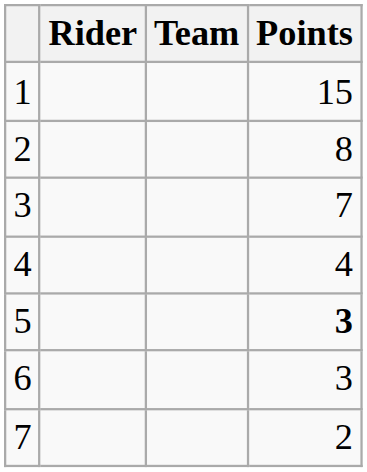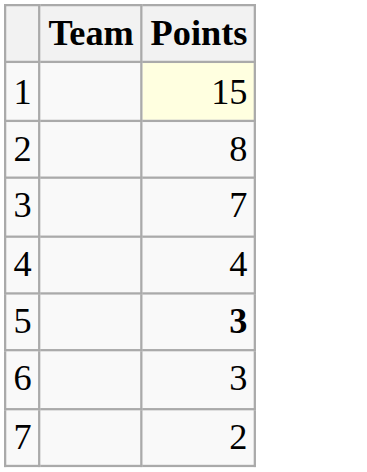- column: (93, 33)
(335, 90) no background -> (229, 90) lightyellow background
